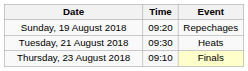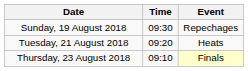(160, 27) 09:20 -> (160, 27) 09:30
(160, 43) 09:30 -> (160, 43) 09:20
